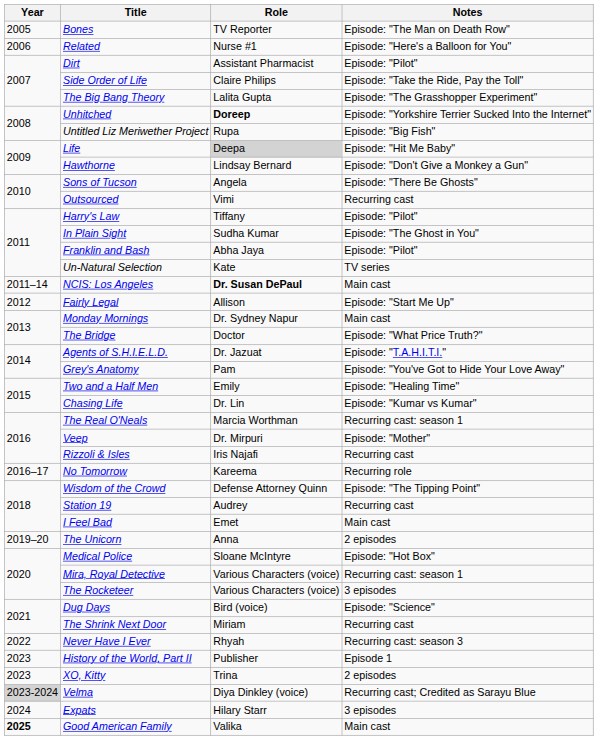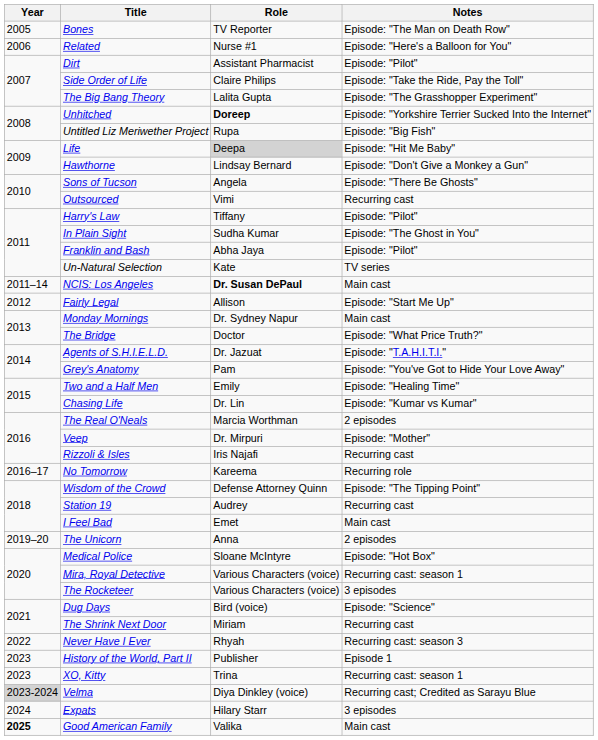(404, 421) Recurring cast: season 1 -> (370, 421) 2 episodes
(370, 676) 2 episodes -> (404, 676) Recurring cast: season 1
